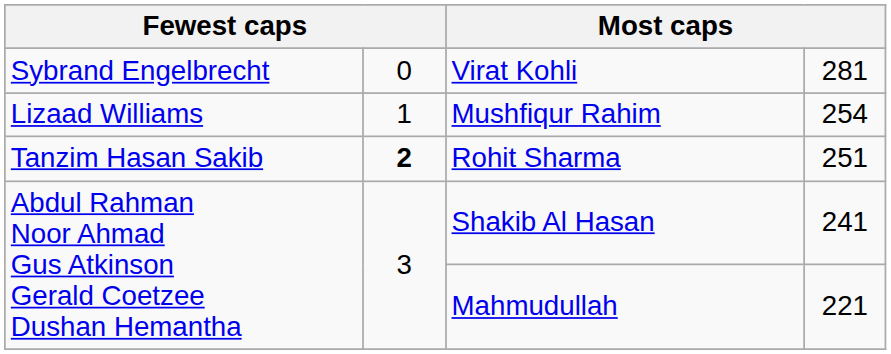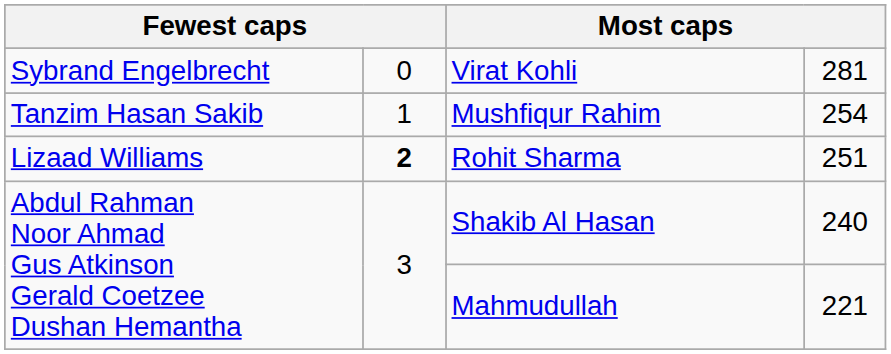(107, 114) Lizaad Williams -> (137, 114) Tanzim Hasan Sakib
(137, 158) Tanzim Hasan Sakib -> (107, 158) Lizaad Williams
(845, 222) 241 -> (845, 222) 240
